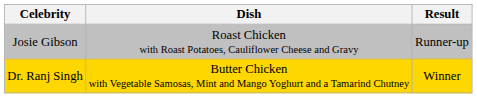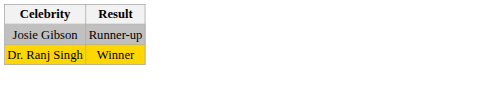- column: (249, 14)
